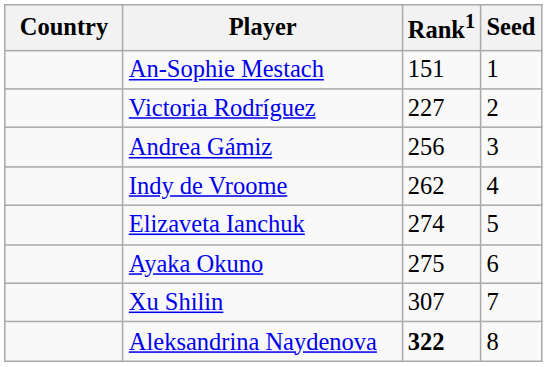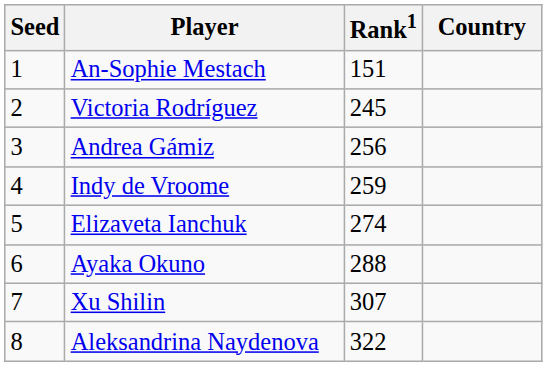columns swapped: (64, 27) <-> (511, 27)
(426, 108) 227 -> (368, 108) 245
(426, 185) 262 -> (368, 185) 259
(426, 263) 275 -> (368, 263) 288
(426, 341) bold -> (368, 341) normal
